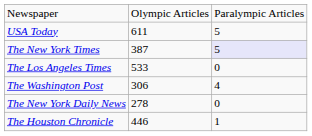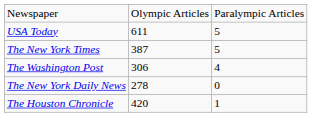(217, 49) lavender background -> (217, 49) no background
- row: (59, 67)
(140, 121) 446 -> (140, 103) 420
